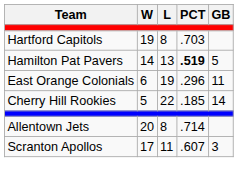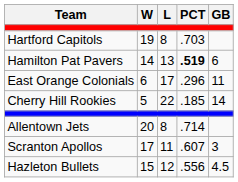(215, 61) 5 -> (215, 61) 6
(167, 81) 19 -> (167, 81) 17
+ row: (53, 167)
